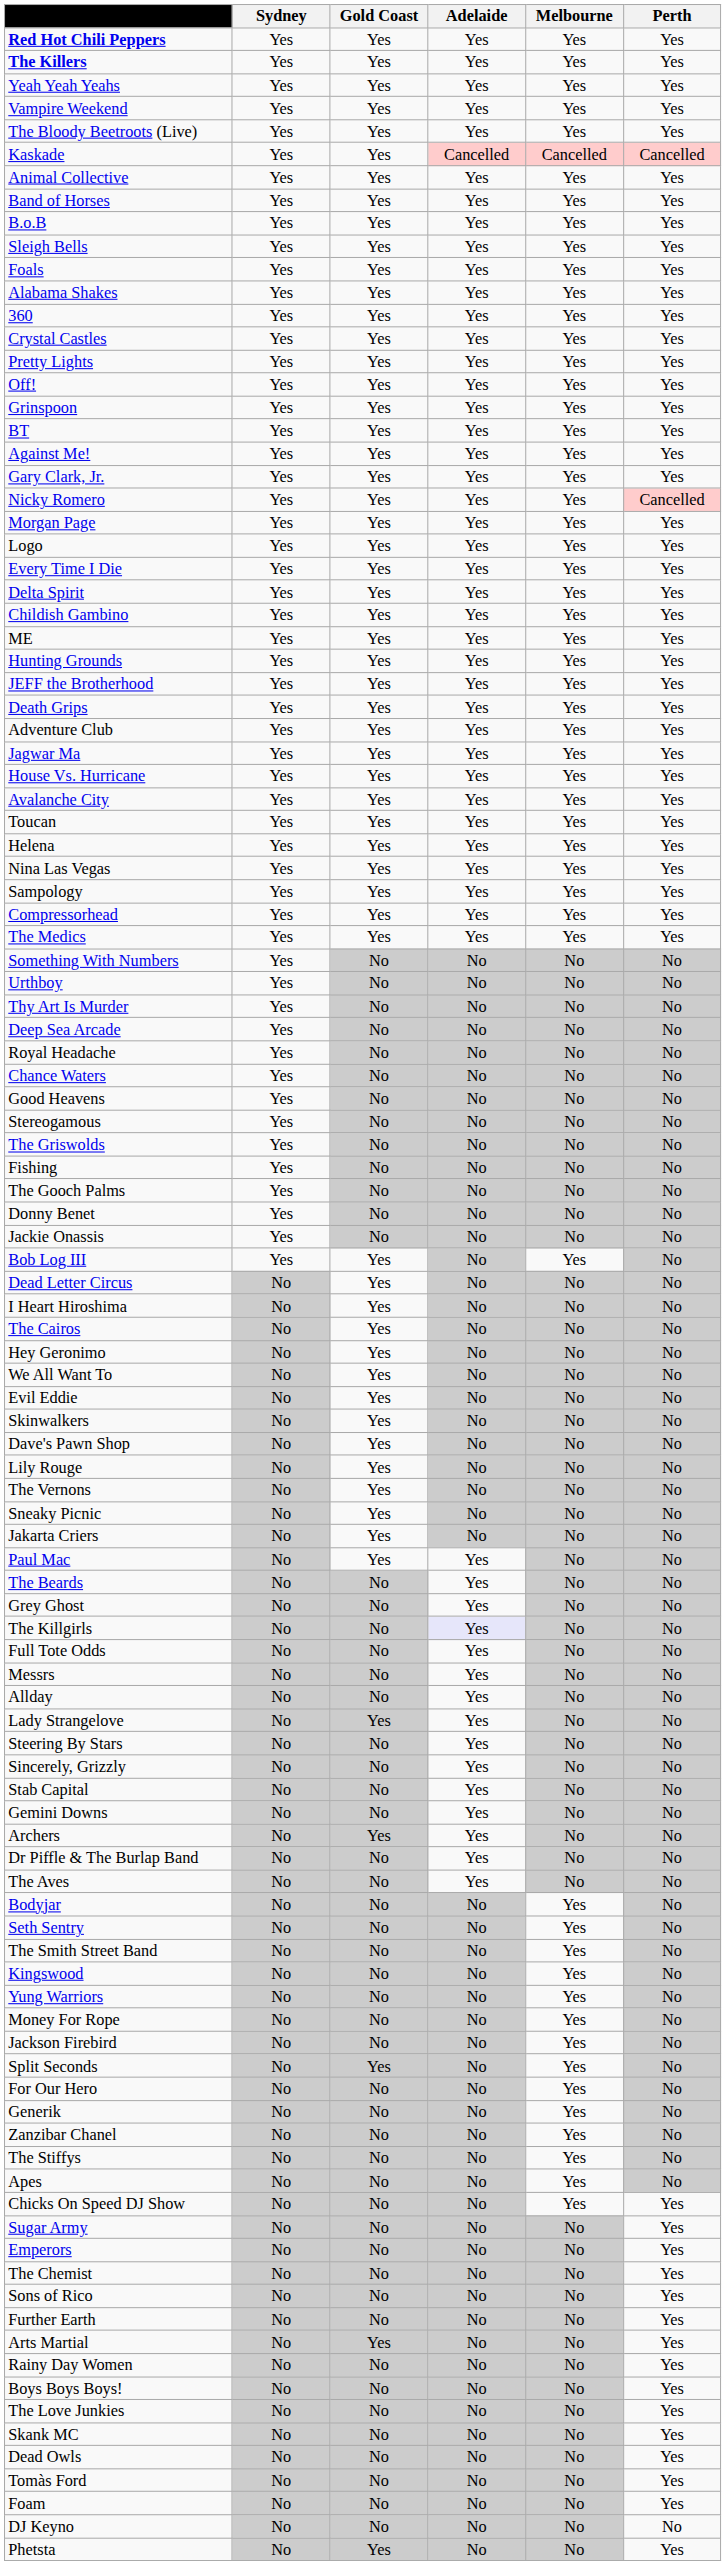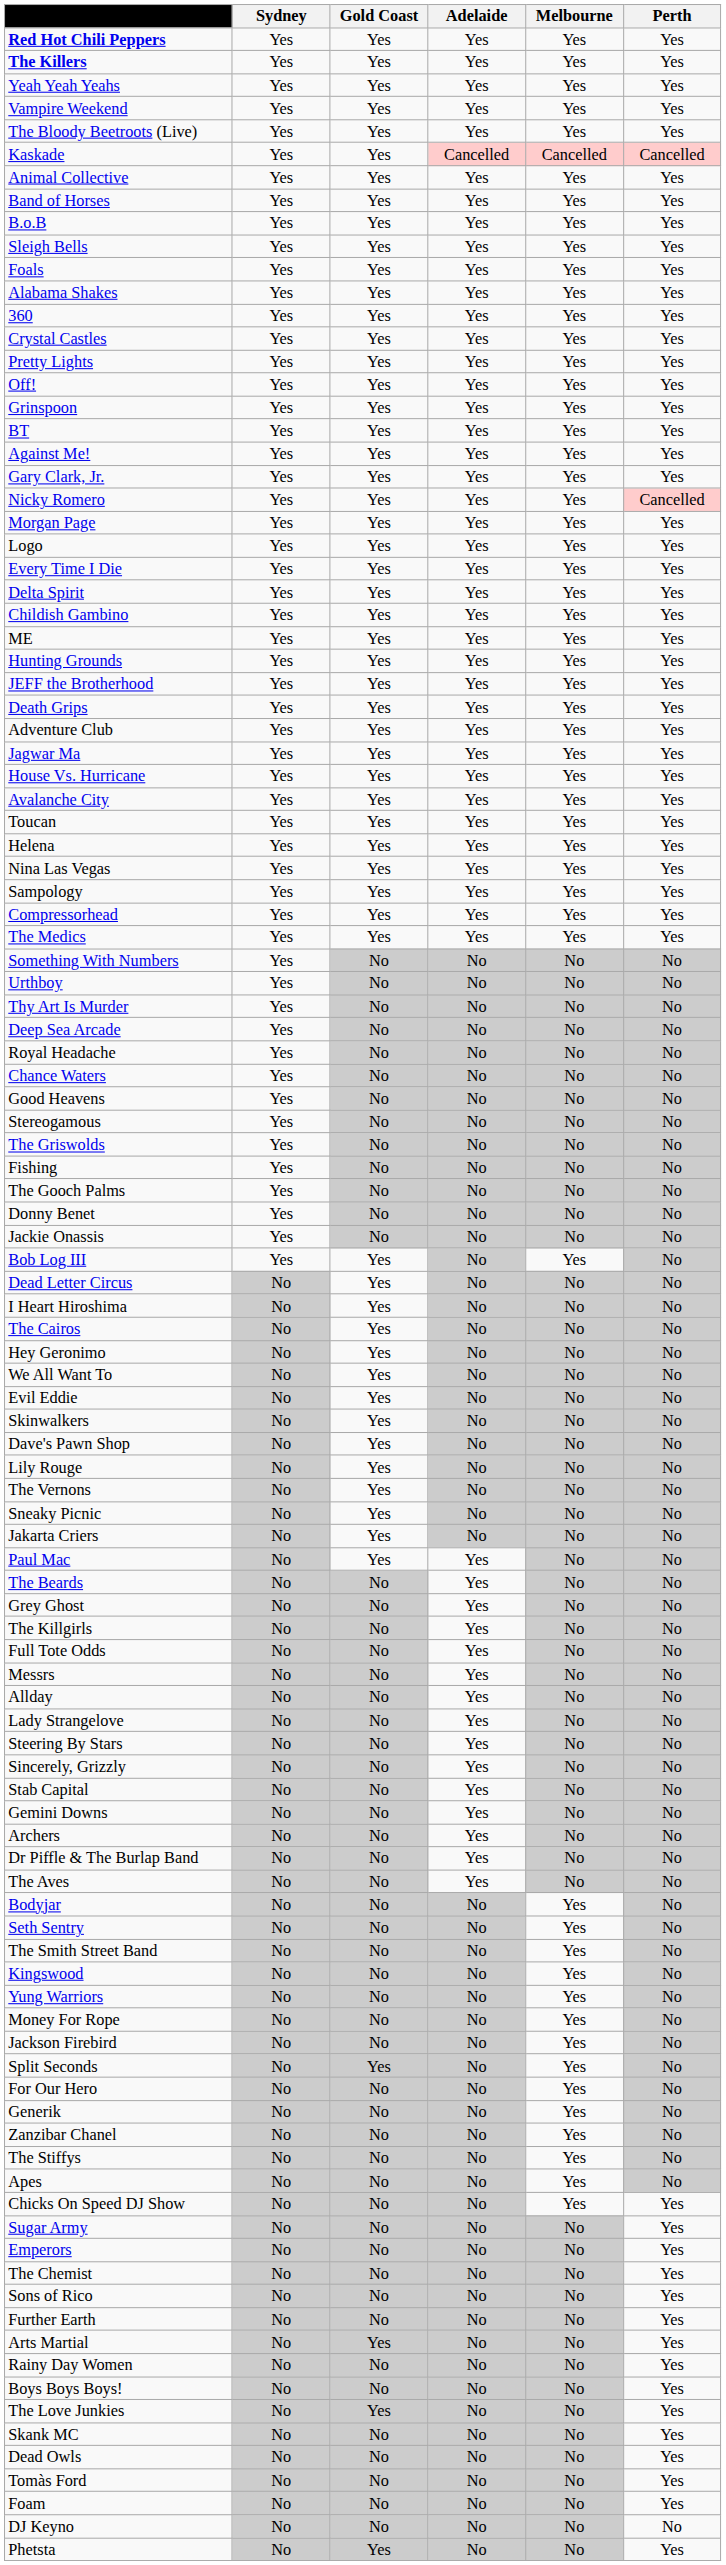(477, 1628) lavender background -> (477, 1628) no background
(379, 1720) Yes -> (379, 1720) No
(379, 1835) Yes -> (379, 1835) No
(379, 2411) No -> (379, 2411) Yes
